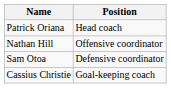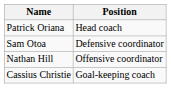rows swapped: (30, 43) <-> (26, 59)
